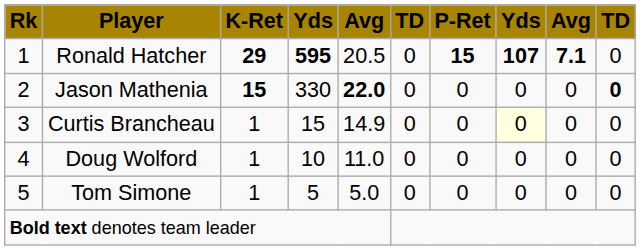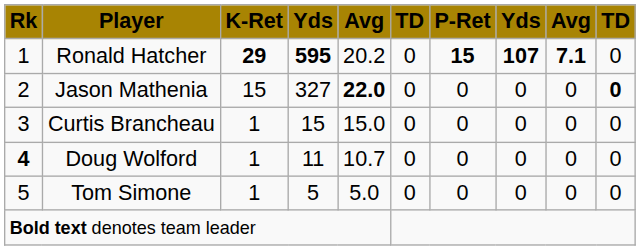(364, 55) 20.5 -> (364, 55) 20.2
(254, 90) bold -> (254, 90) normal
(313, 90) 330 -> (313, 90) 327
(364, 124) 14.9 -> (364, 124) 15.0
(521, 124) lightyellow background -> (521, 124) no background
(24, 158) normal -> (24, 158) bold
(313, 158) 10 -> (313, 158) 11
(364, 158) 11.0 -> (364, 158) 10.7
